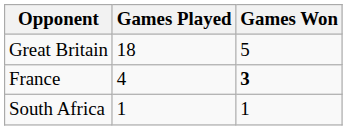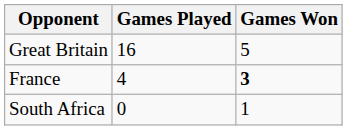(126, 49) 18 -> (126, 49) 16
(121, 109) 1 -> (121, 109) 0
